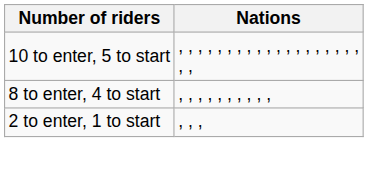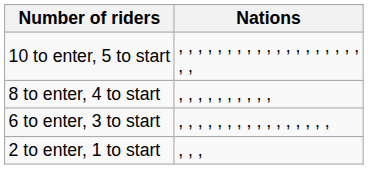+ row: (84, 121)
